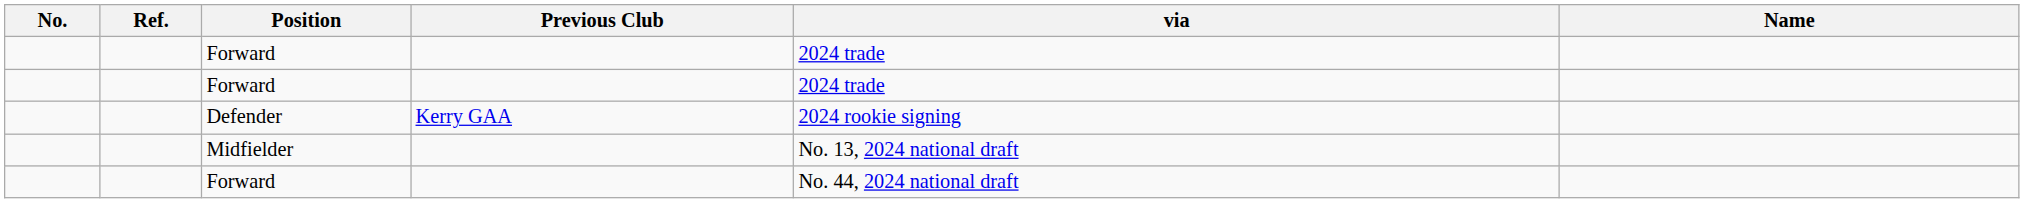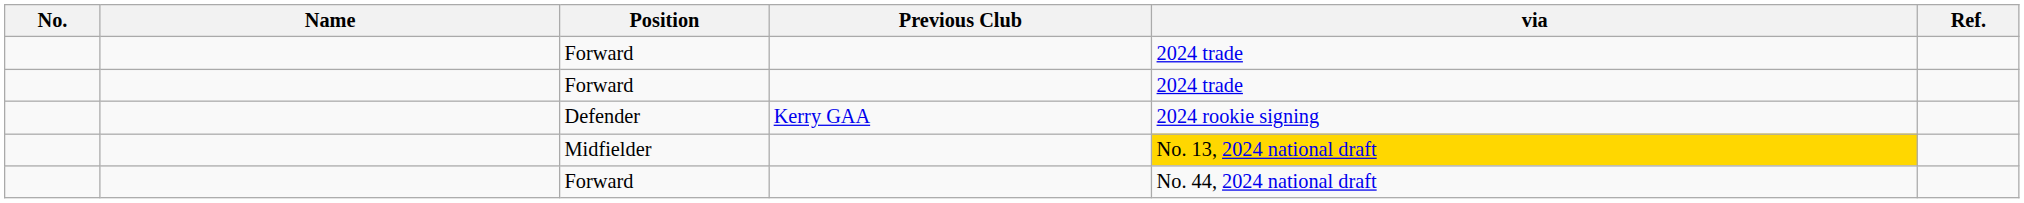columns swapped: (1789, 20) <-> (151, 20)
(908, 149) no background -> (1267, 149) gold background
